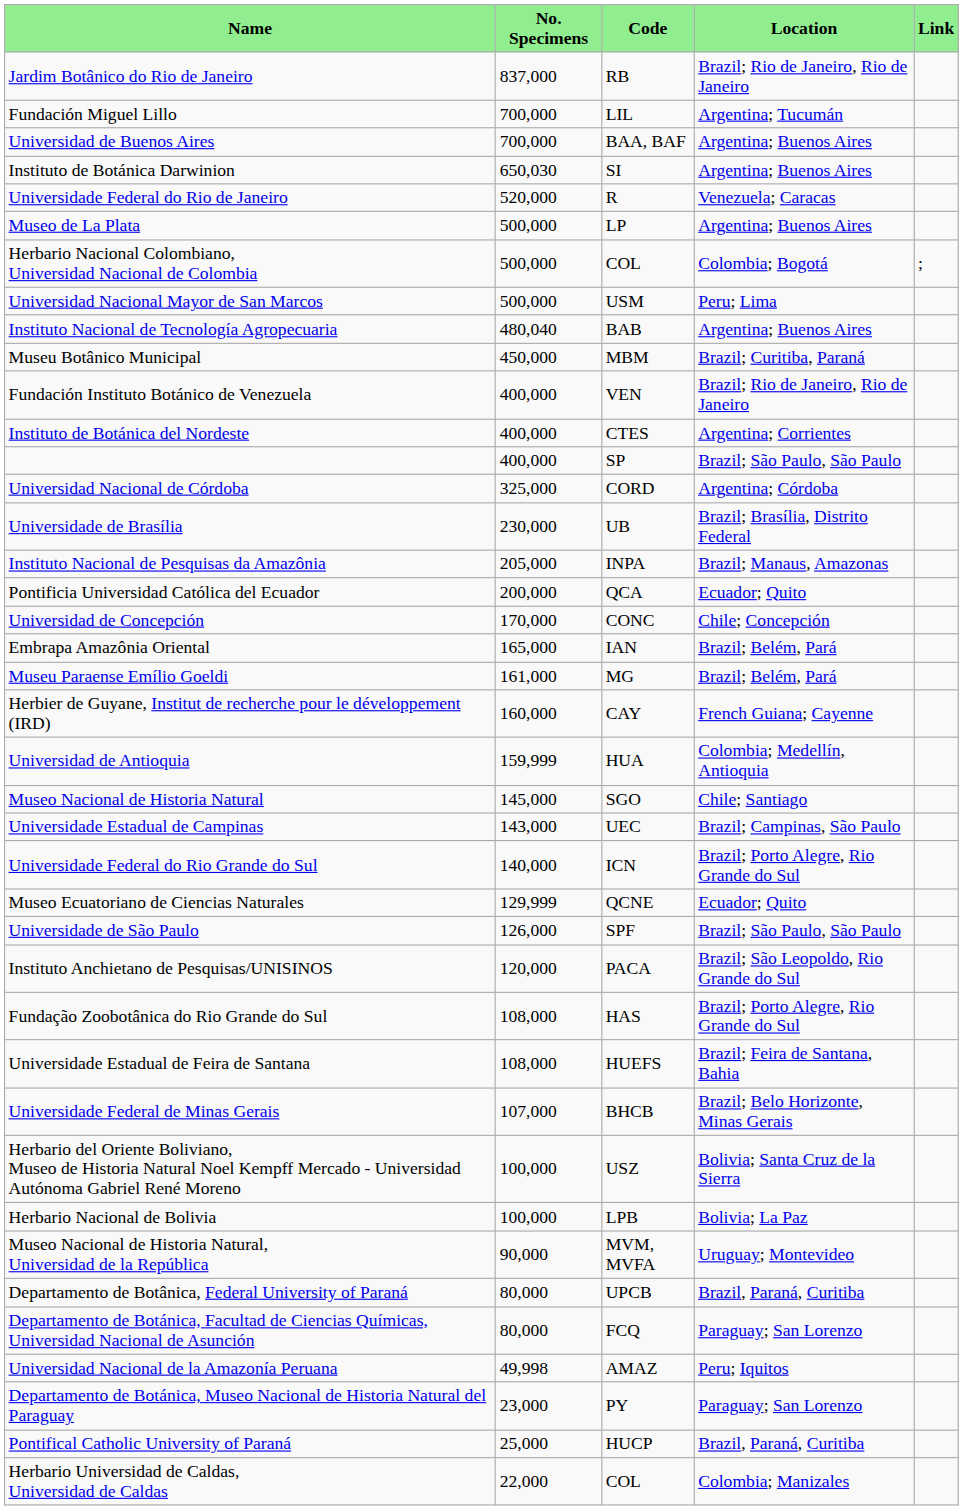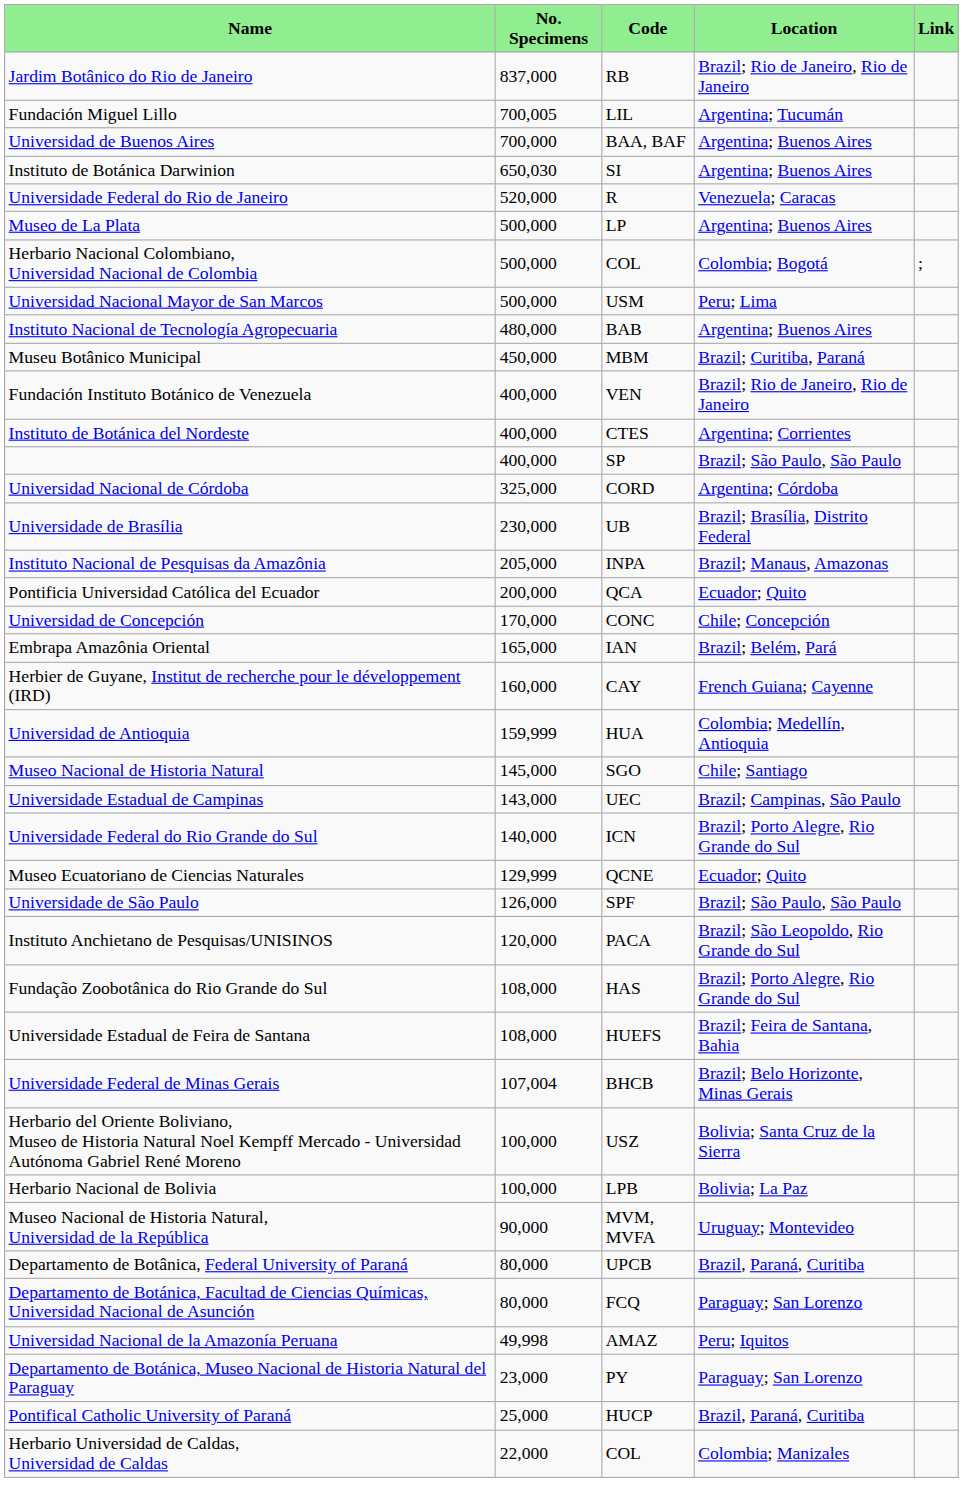(528, 113) 700,000 -> (528, 113) 700,005
(528, 329) 480,040 -> (528, 329) 480,000
- row: (118, 675)
(528, 1111) 107,000 -> (528, 1083) 107,004
